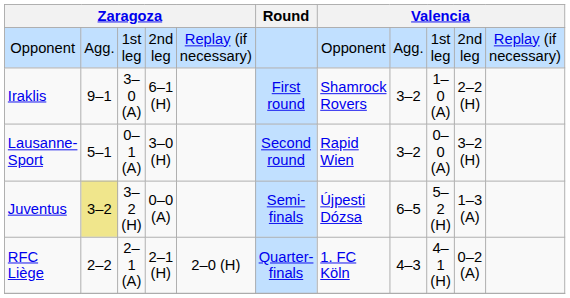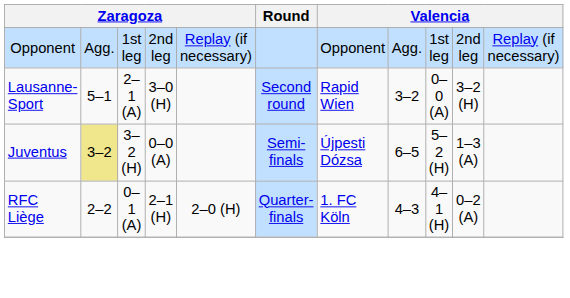- row: (27, 95)
(131, 152) 0–1 (A) -> (132, 95) 2–1 (A)
(131, 265) 2–1 (A) -> (132, 208) 0–1 (A)
